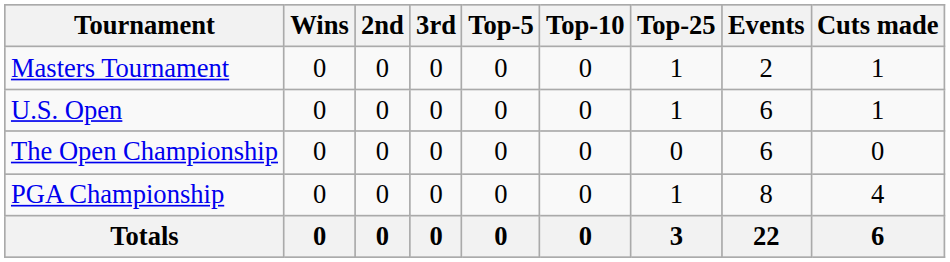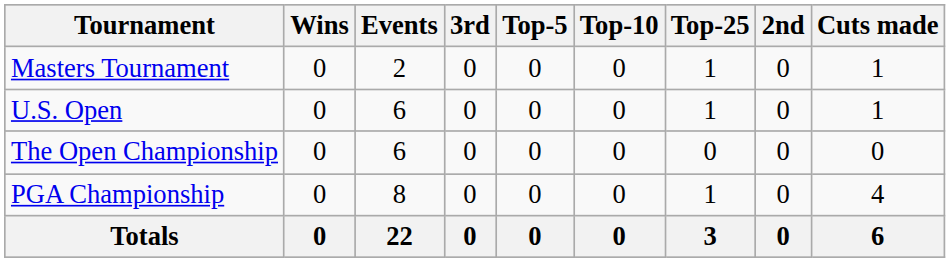columns swapped: (382, 25) <-> (766, 25)
